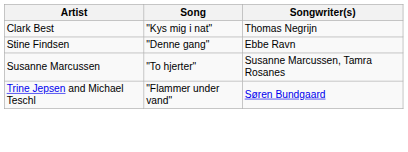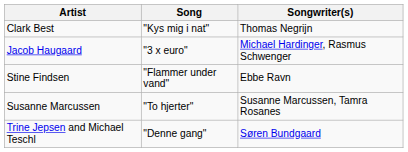+ row: (44, 50)
(178, 45) "Denne gang" -> (180, 78) "Flammer under vand"
(183, 94) "Flammer under vand" -> (175, 134) "Denne gang"
